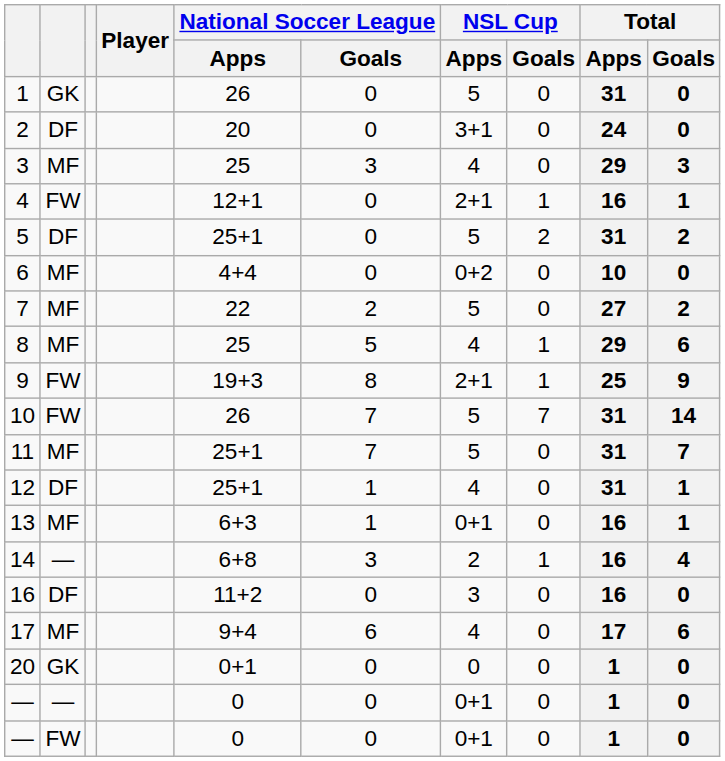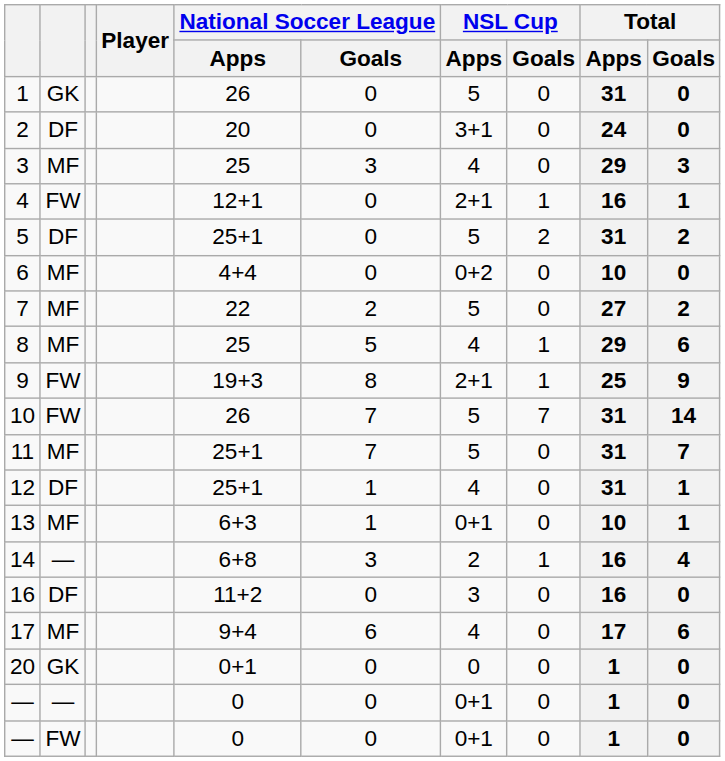(614, 523) 16 -> (614, 523) 10
